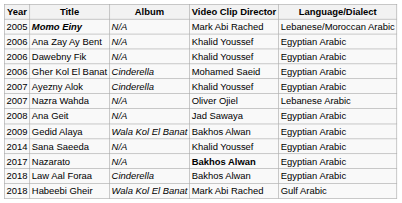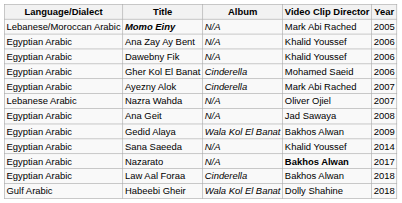columns swapped: (17, 12) <-> (338, 12)
(223, 87) Khalid Youssef -> (321, 87) Mark Abi Rached
(228, 191) Mark Abi Rached -> (314, 191) Dolly Shahine
